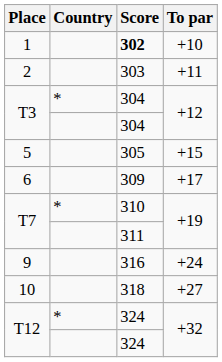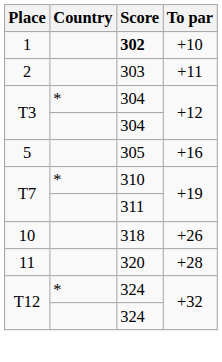(190, 153) +15 -> (190, 153) +16
- row: (27, 180)
- row: (27, 261)
(190, 288) +27 -> (190, 234) +26
+ row: (27, 261)
